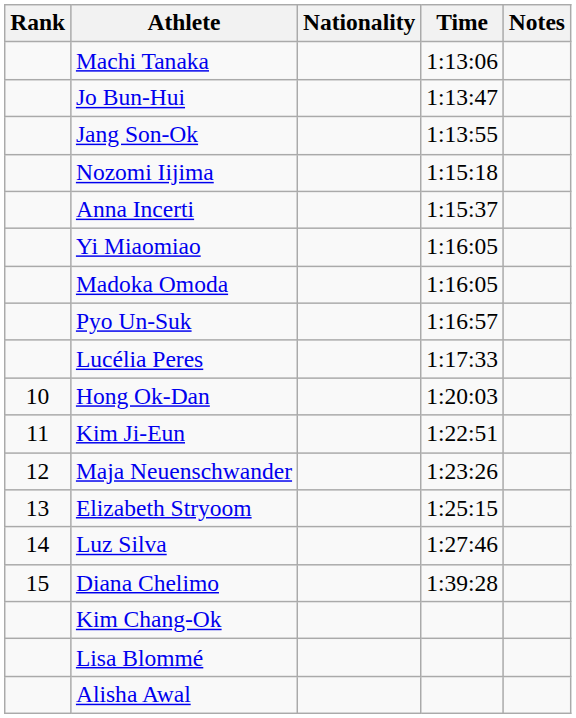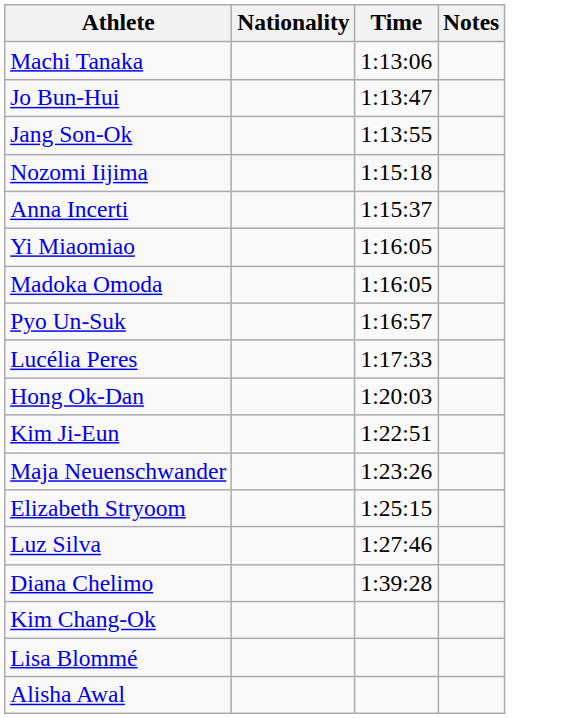- column: (38, 23)
